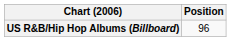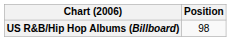(204, 28) 96 -> (204, 28) 98
